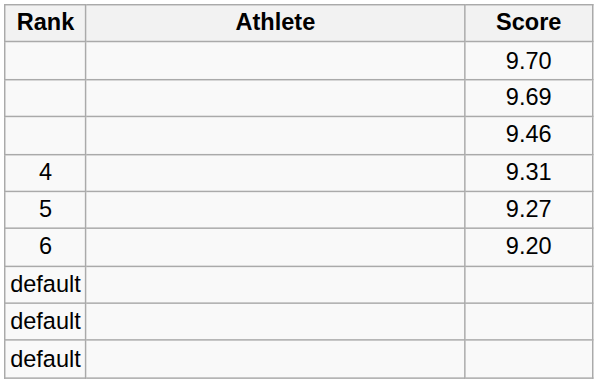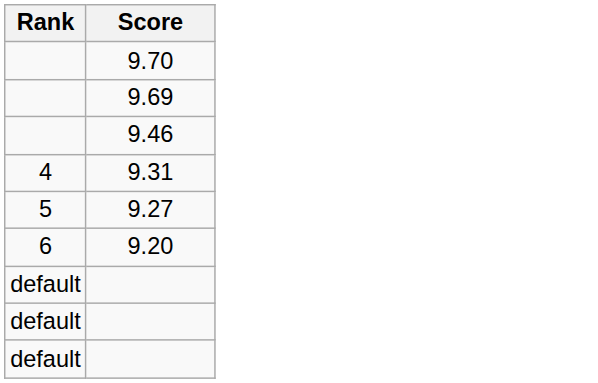- column: (275, 23)
